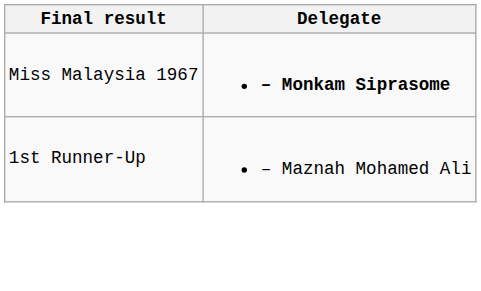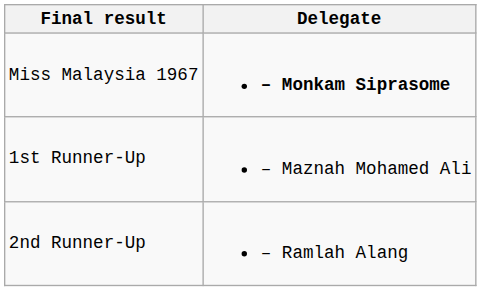+ row: (77, 243)
